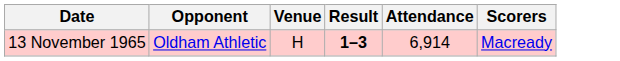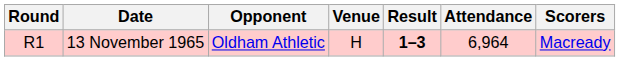+ column: (34, 17)
(430, 42) 6,914 -> (488, 42) 6,964
